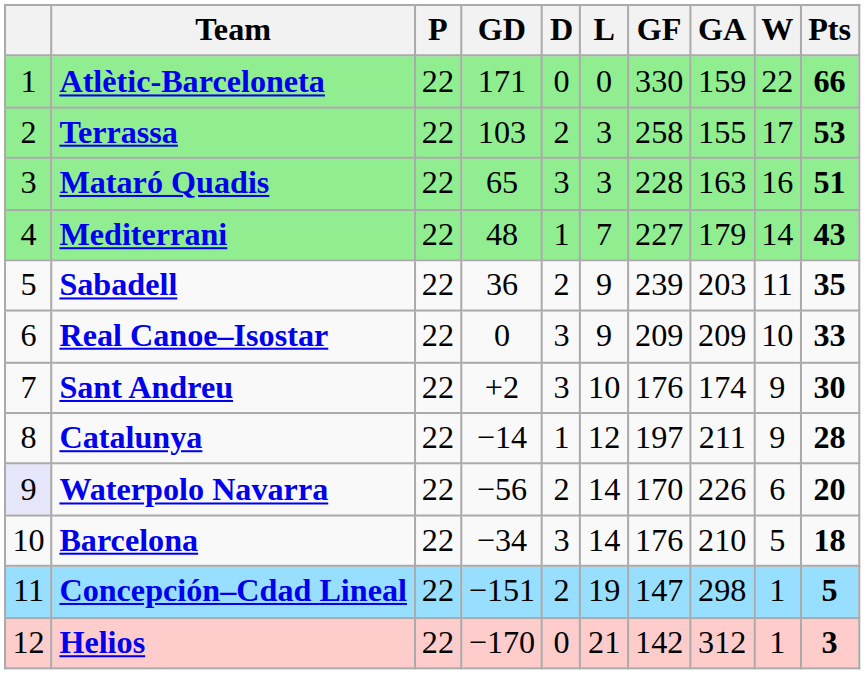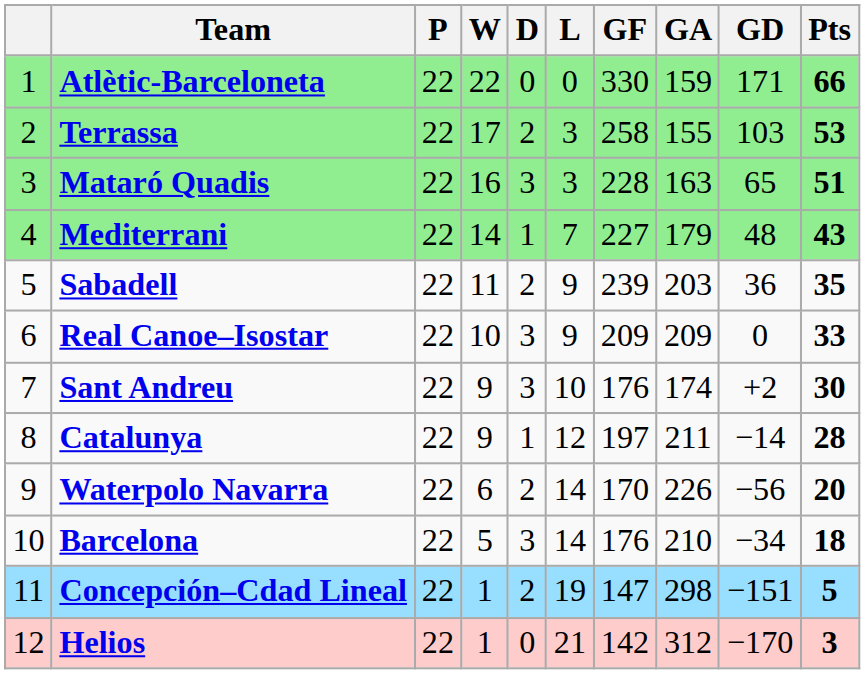columns swapped: (777, 30) <-> (502, 30)
(28, 489) lavender background -> (28, 489) no background
